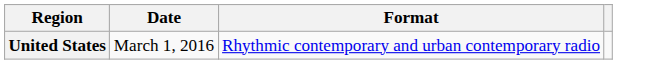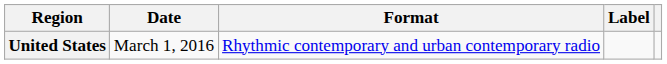+ column: (629, 18)
